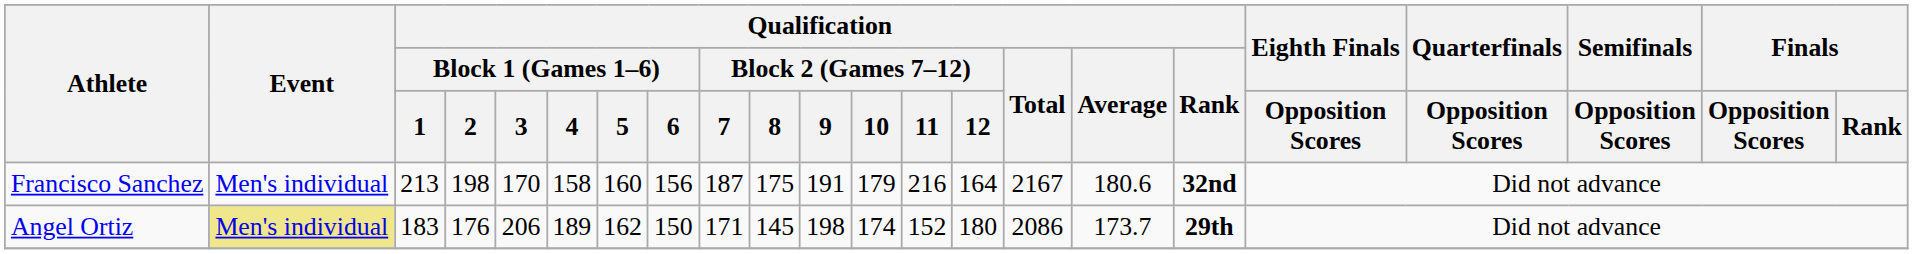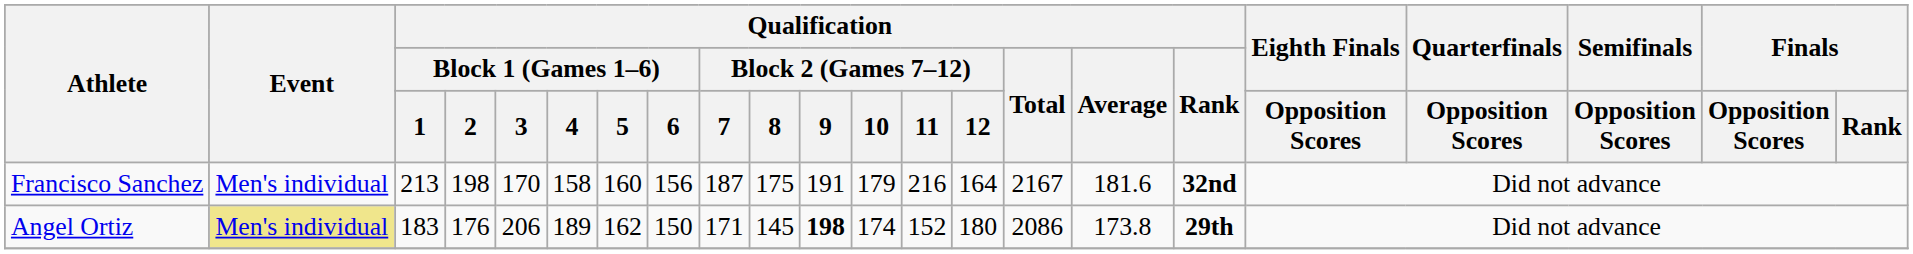(1122, 184) 180.6 -> (1122, 184) 181.6
(826, 226) normal -> (826, 226) bold
(1122, 226) 173.7 -> (1122, 226) 173.8
